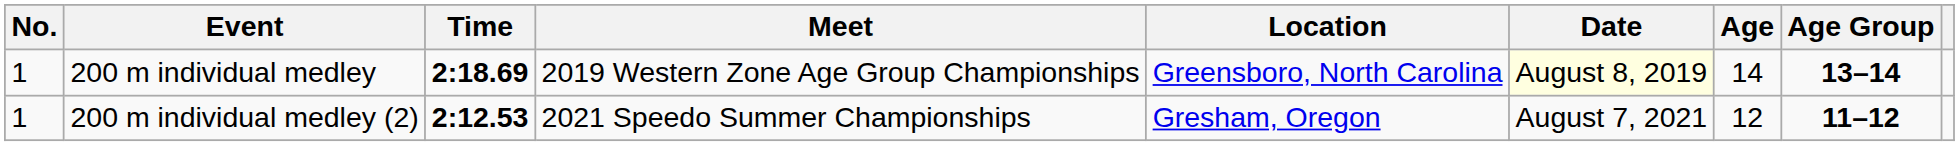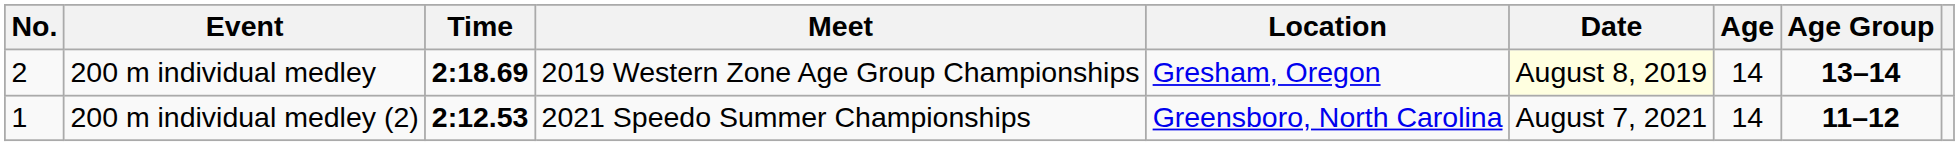(19, 72) 1 -> (19, 72) 2
(1328, 72) Greensboro, North Carolina -> (1267, 72) Gresham, Oregon
(1267, 117) Gresham, Oregon -> (1328, 117) Greensboro, North Carolina
(1747, 117) 12 -> (1747, 117) 14
